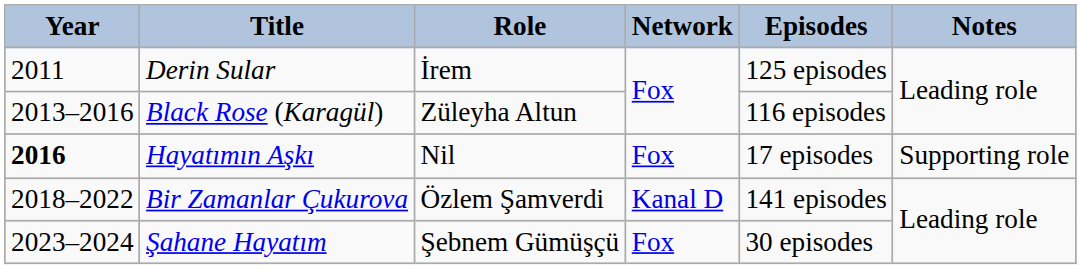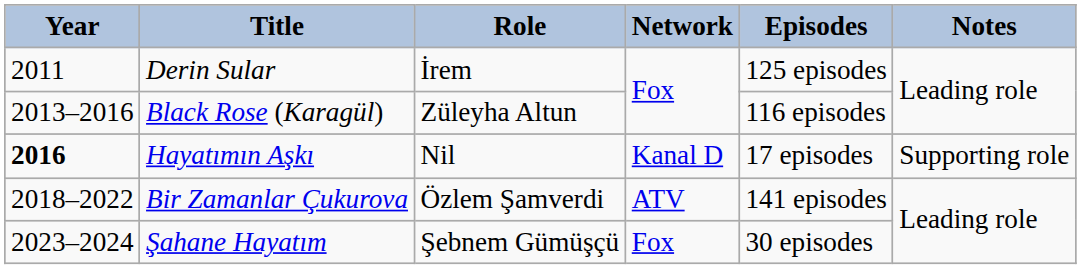(653, 155) Fox -> (677, 155) Kanal D
(677, 198) Kanal D -> (658, 198) ATV
